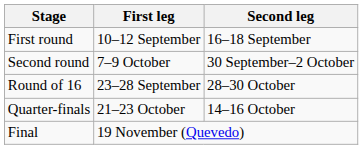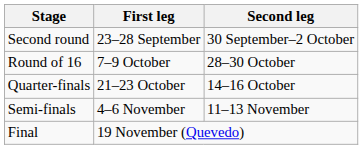- row: (40, 39)
(133, 62) 7–9 October -> (149, 39) 23–28 September
(149, 86) 23–28 September -> (133, 62) 7–9 October
+ row: (42, 109)
